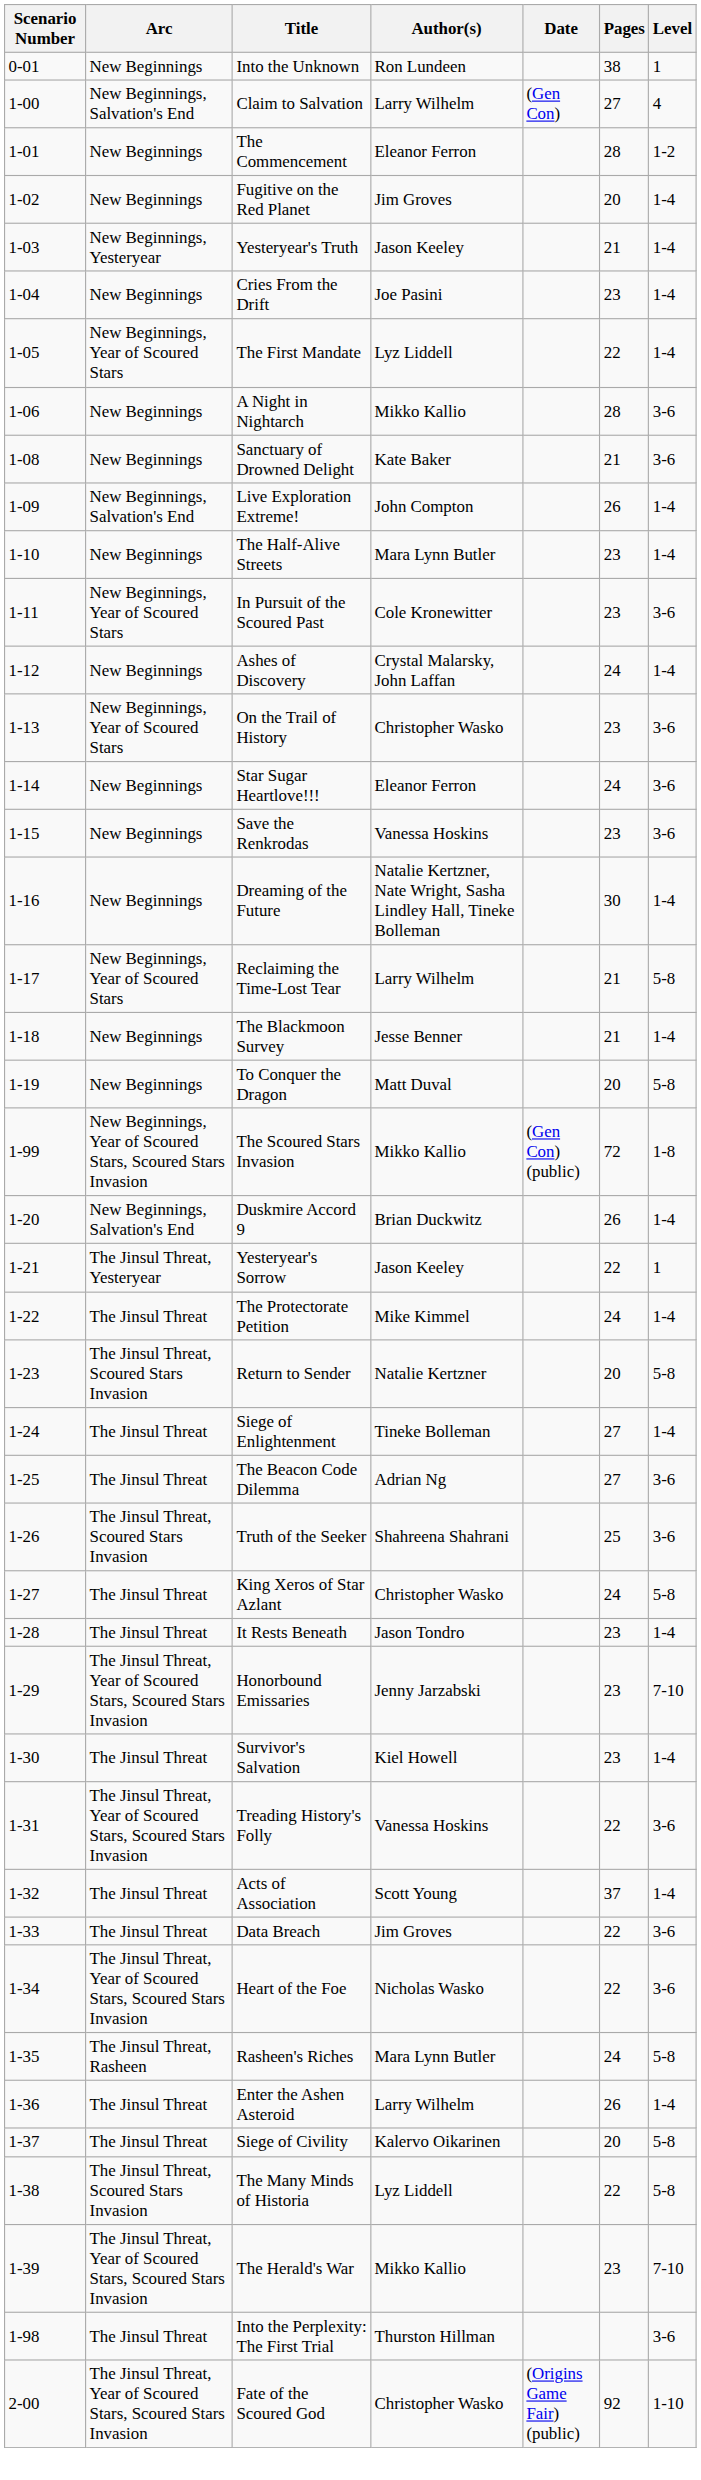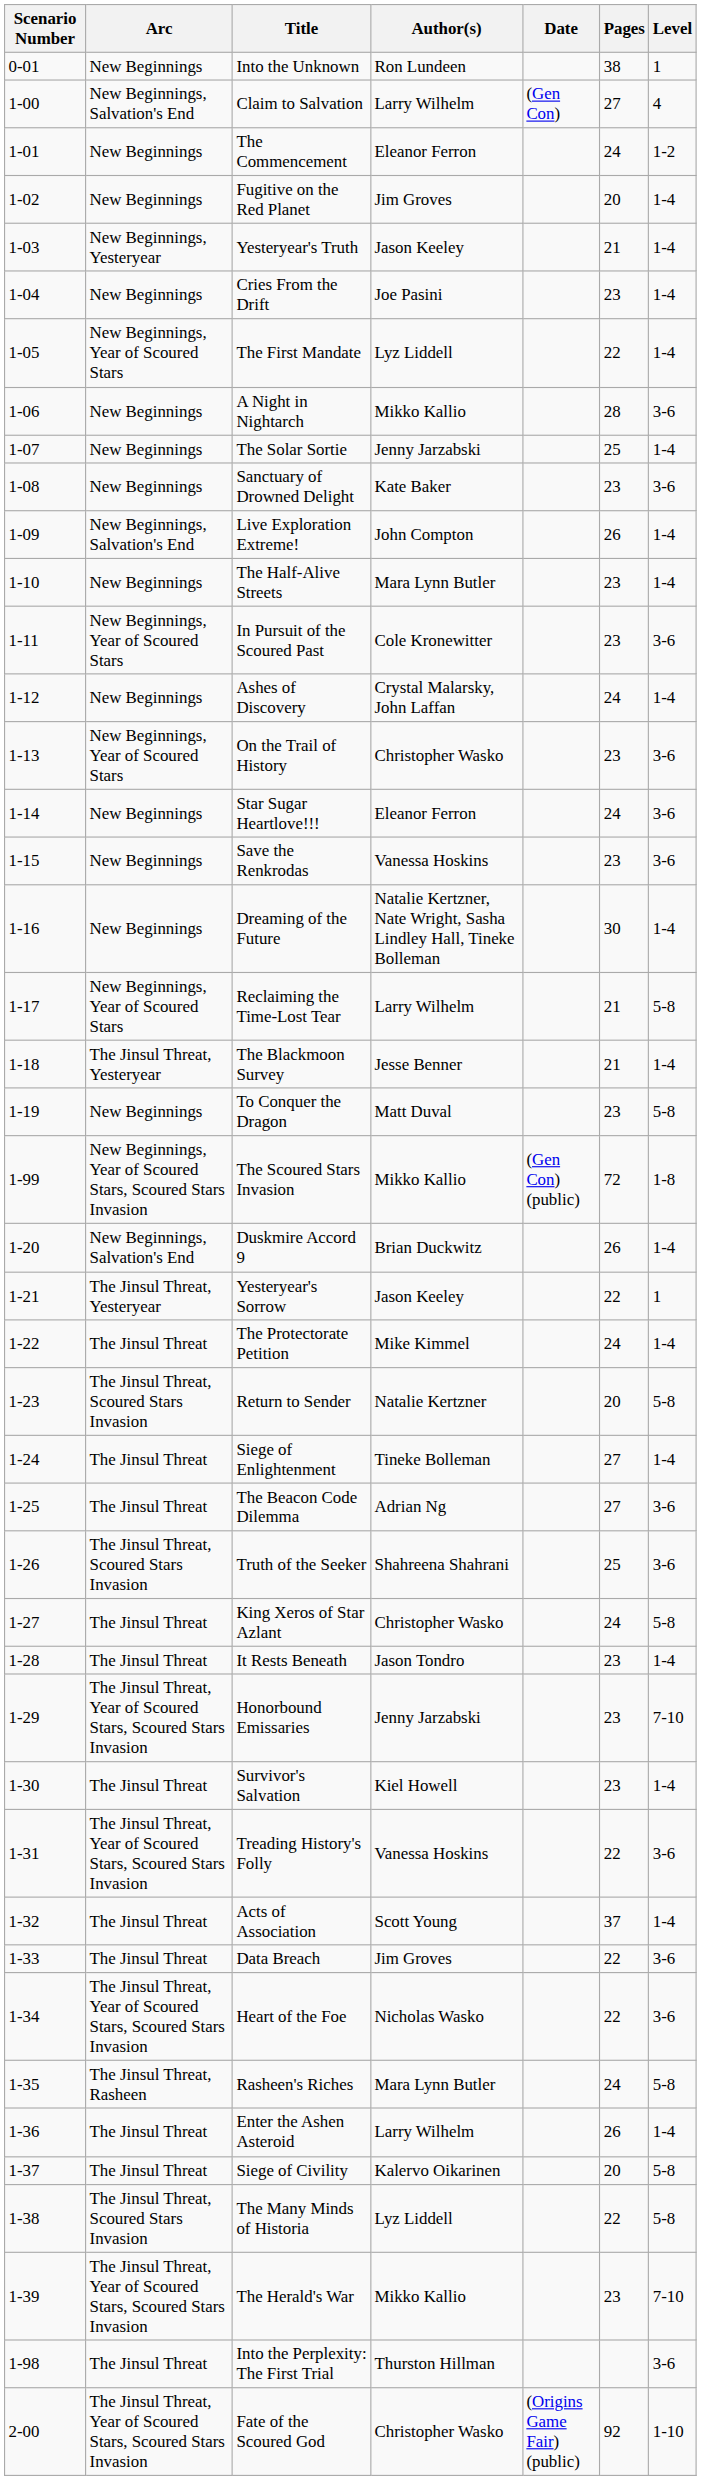(612, 152) 28 -> (612, 152) 24
+ row: (292, 448)
(612, 458) 21 -> (612, 486) 23
(146, 1036) New Beginnings -> (150, 1064) The Jinsul Threat, Yesteryear
(612, 1084) 20 -> (612, 1112) 23
